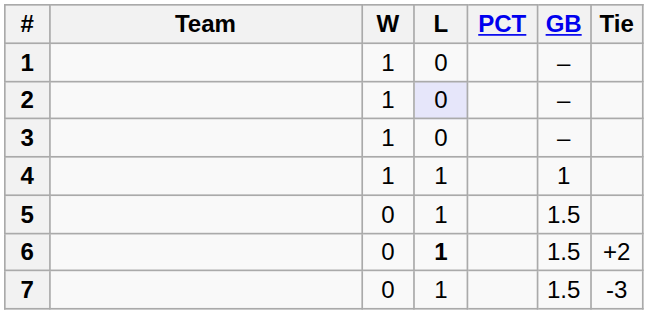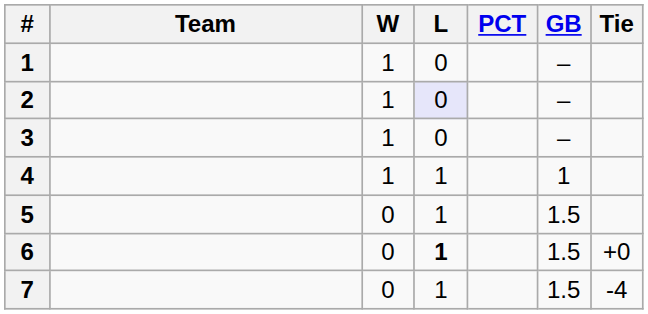(617, 252) +2 -> (617, 252) +0
(617, 290) -3 -> (617, 290) -4
